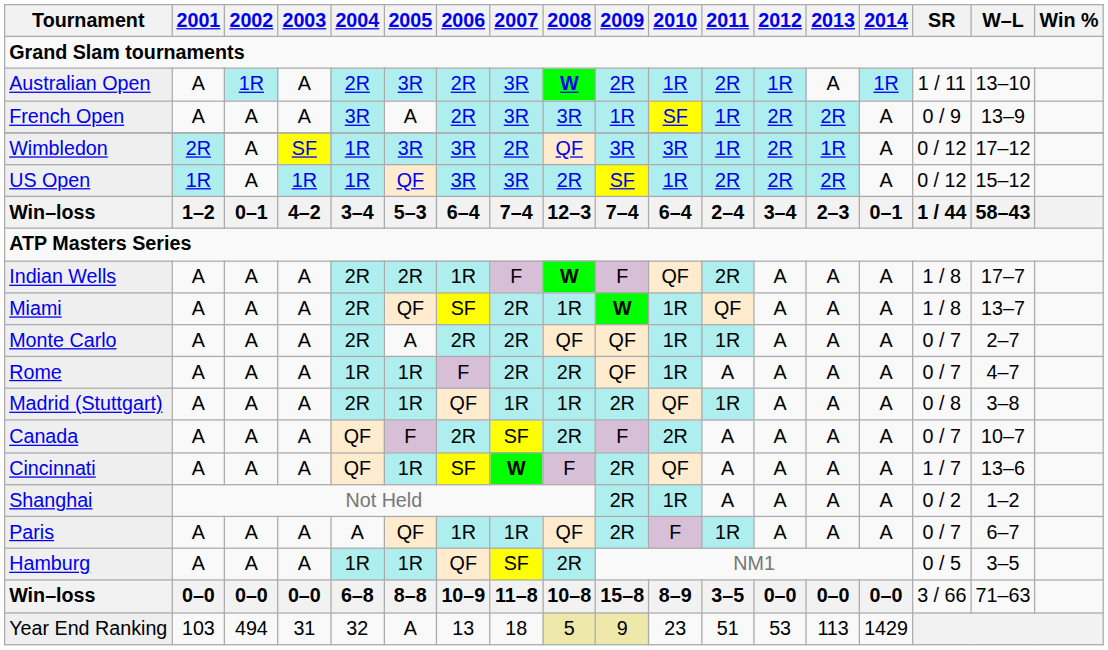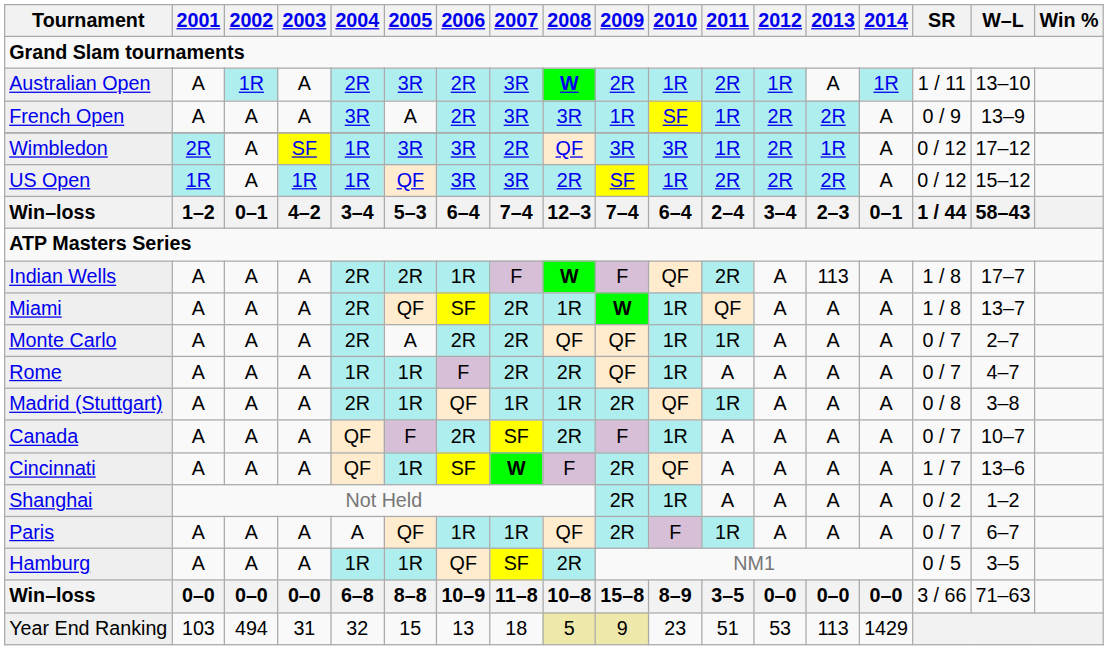(833, 275) A -> (833, 275) 113
(675, 435) 2R -> (675, 435) 1R
(410, 627) A -> (410, 627) 15
